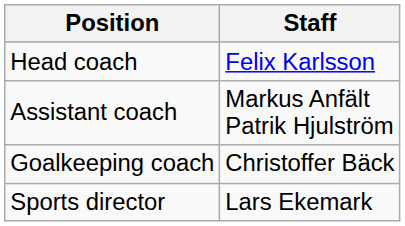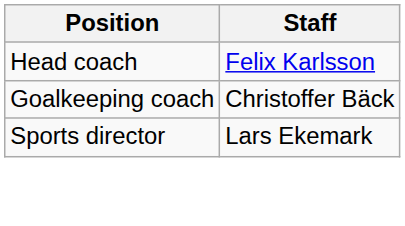- row: (94, 112)
